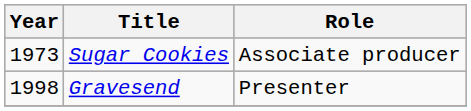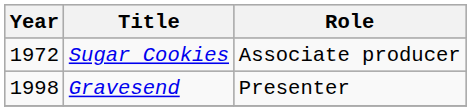(34, 55) 1973 -> (34, 55) 1972
